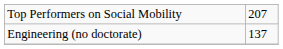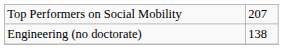(258, 34) 137 -> (258, 34) 138
